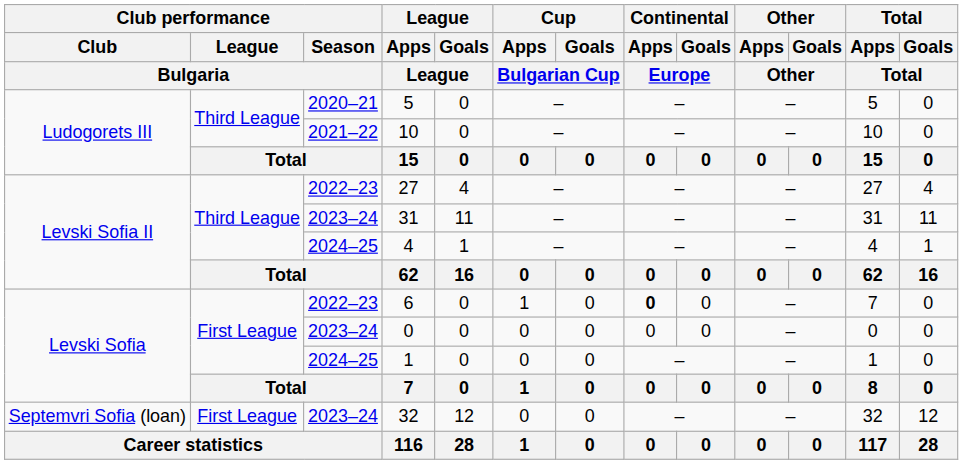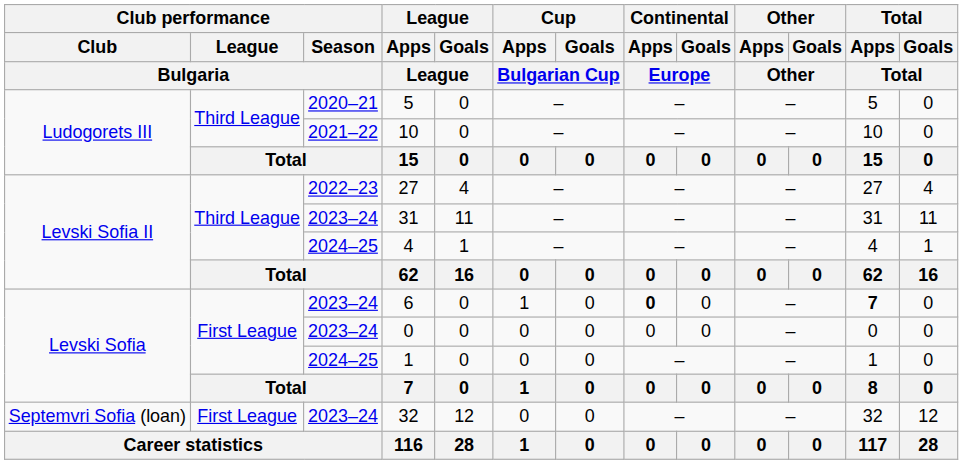(343, 302) 2022–23 -> (343, 302) 2023–24
(873, 302) normal -> (873, 302) bold
